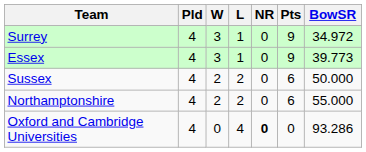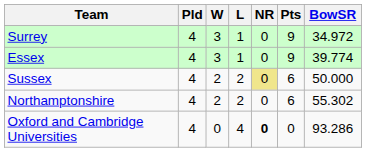(333, 57) 39.773 -> (333, 57) 39.774
(265, 79) no background -> (265, 79) khaki background
(333, 100) 55.000 -> (333, 100) 55.302
